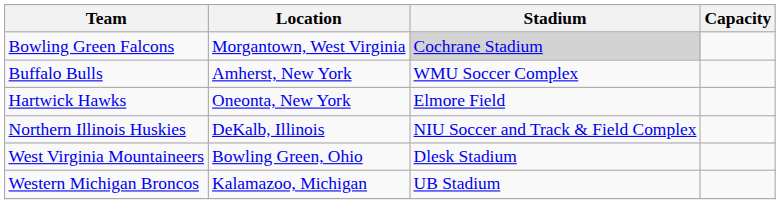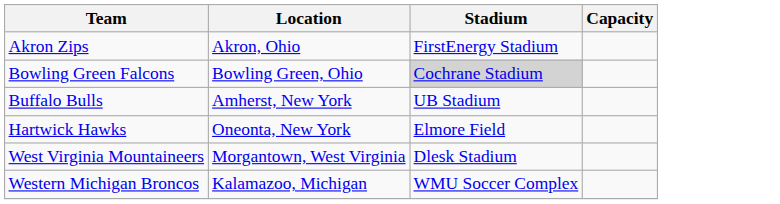+ row: (49, 45)
(309, 45) Morgantown, West Virginia -> (287, 73) Bowling Green, Ohio
(496, 73) WMU Soccer Complex -> (457, 101) UB Stadium
- row: (97, 128)
(287, 156) Bowling Green, Ohio -> (309, 156) Morgantown, West Virginia
(457, 184) UB Stadium -> (496, 184) WMU Soccer Complex
